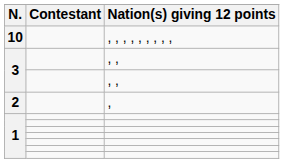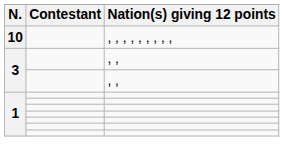- row: (15, 102)
